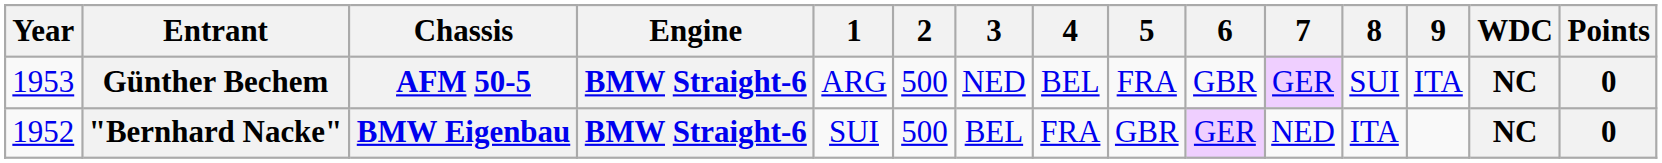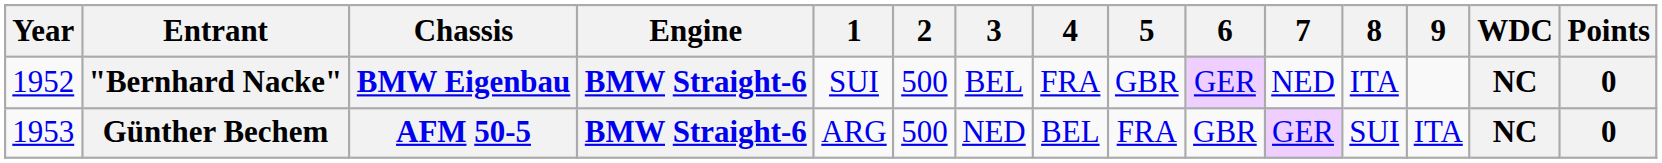rows swapped: (215, 132) <-> (215, 81)
